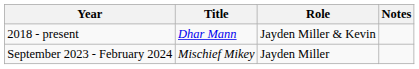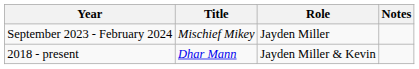rows swapped: (43, 34) <-> (90, 53)
